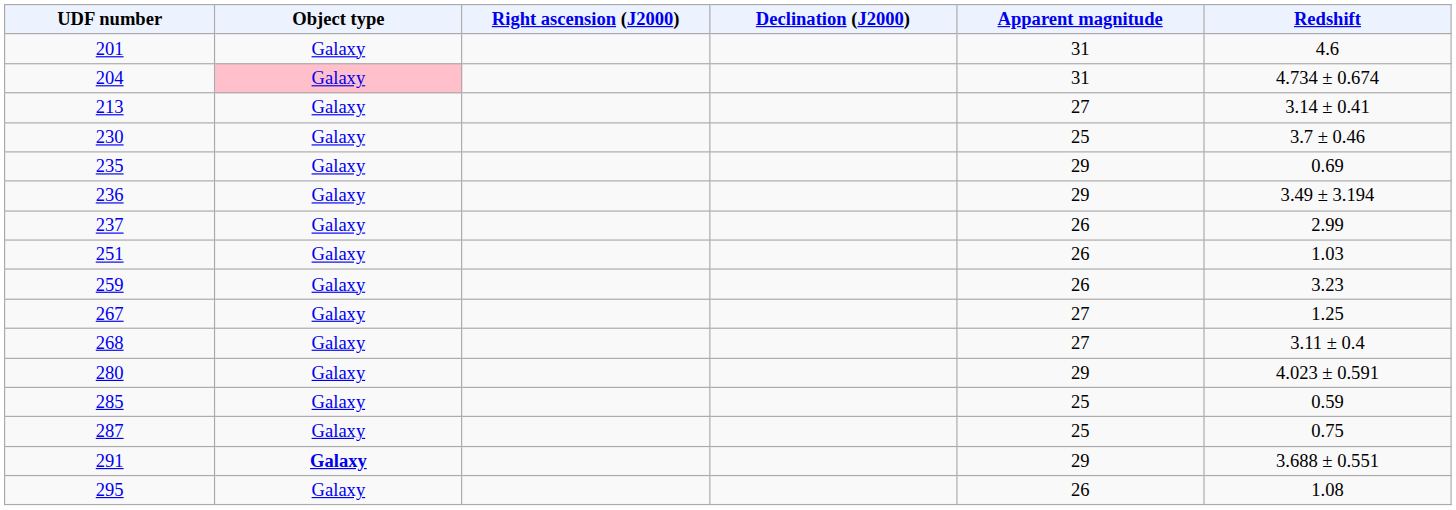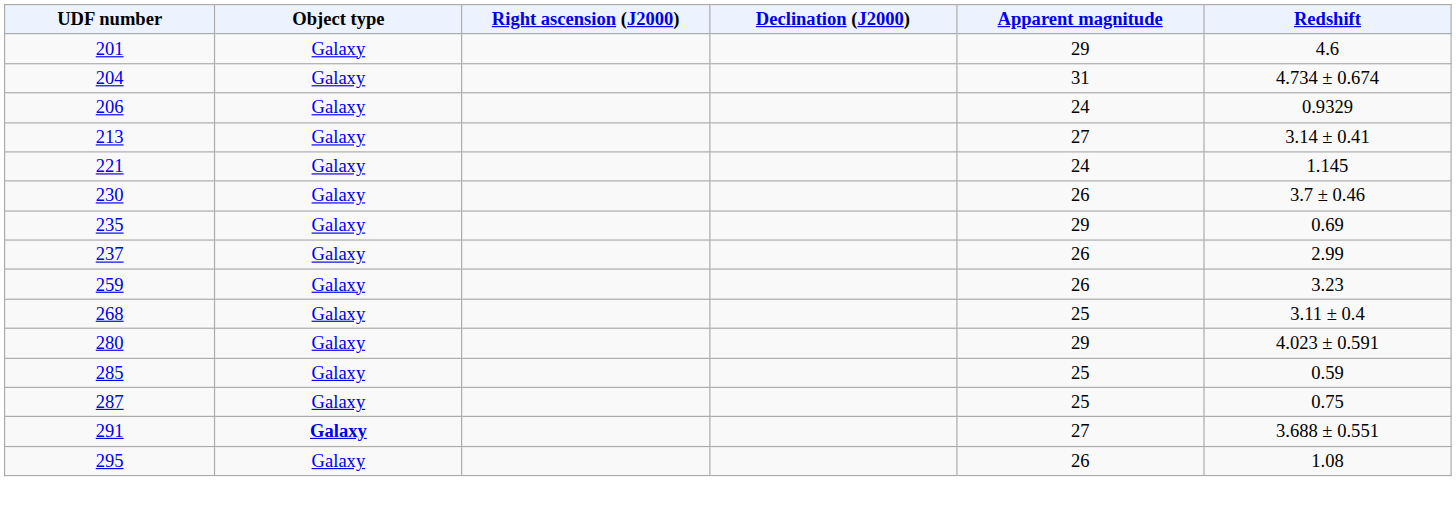(1080, 48) 31 -> (1080, 48) 29
(338, 78) pink background -> (338, 78) no background
+ row: (110, 107)
+ row: (110, 166)
(1080, 136) 25 -> (1080, 195) 26
- row: (110, 195)
- row: (110, 254)
- row: (110, 313)
(1080, 343) 27 -> (1080, 313) 25
(1080, 460) 29 -> (1080, 431) 27
